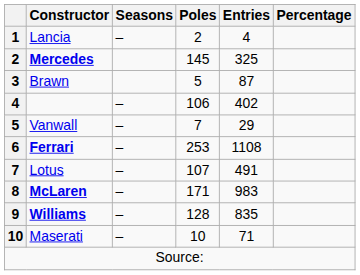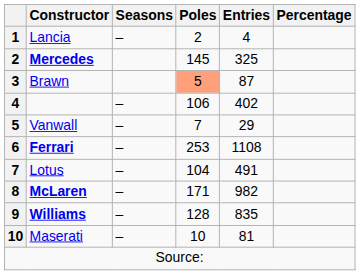(198, 81) no background -> (198, 81) lightsalmon background
(198, 170) 107 -> (198, 170) 104
(246, 192) 983 -> (246, 192) 982
(246, 236) 71 -> (246, 236) 81
